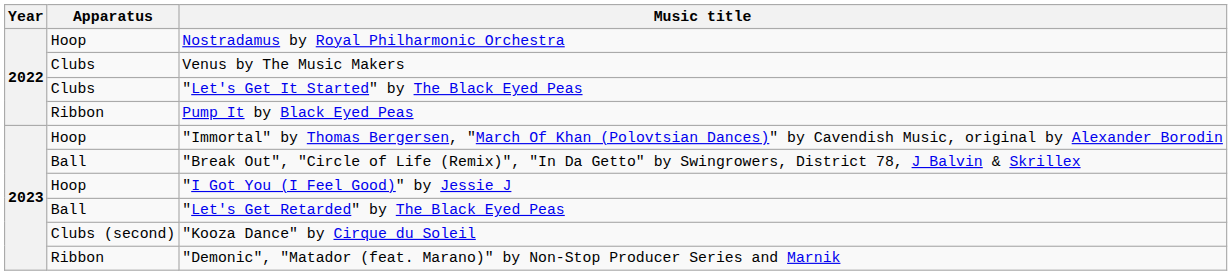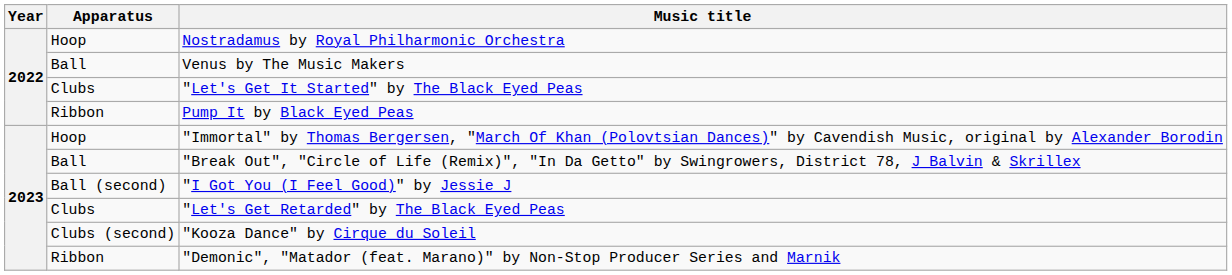(73, 65) Clubs -> (69, 65) Ball
(69, 186) Hoop -> (109, 186) Ball (second)
(69, 210) Ball -> (73, 210) Clubs
